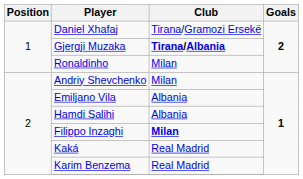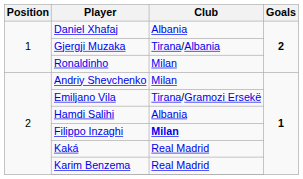(206, 30) Tirana/Gramozi Ersekë -> (169, 30) Albania
(188, 47) bold -> (186, 47) normal
(169, 98) Albania -> (206, 98) Tirana/Gramozi Ersekë
